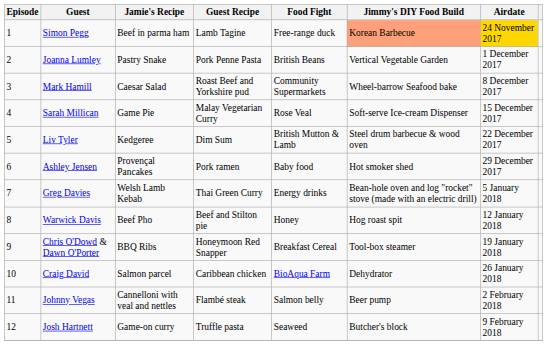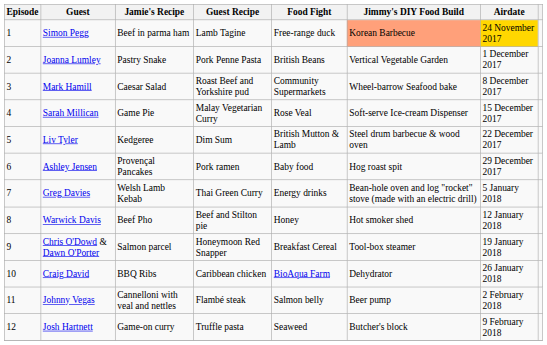(381, 167) Hot smoker shed -> (376, 167) Hog roast spit
(376, 220) Hog roast spit -> (381, 220) Hot smoker shed
(137, 247) BBQ Ribs -> (144, 247) Salmon parcel
(144, 273) Salmon parcel -> (137, 273) BBQ Ribs
